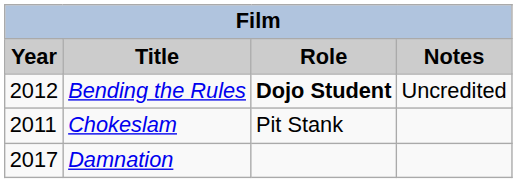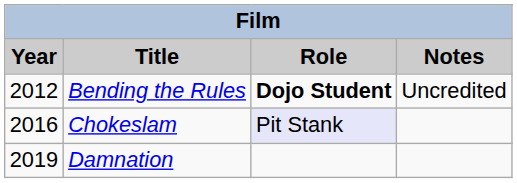(33, 125) 2011 -> (34, 125) 2016
(300, 125) no background -> (300, 125) lavender background
(34, 159) 2017 -> (34, 159) 2019
